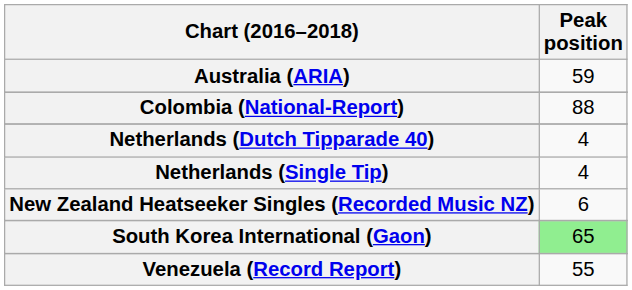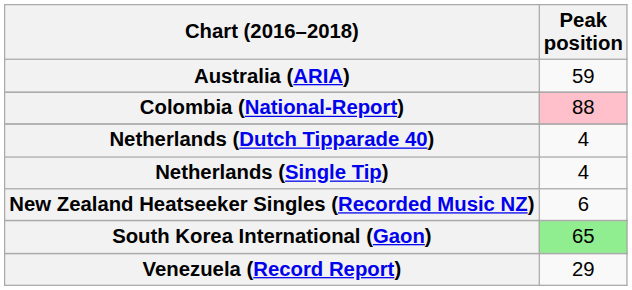(583, 107) no background -> (583, 107) pink background
(583, 269) 55 -> (583, 269) 29
